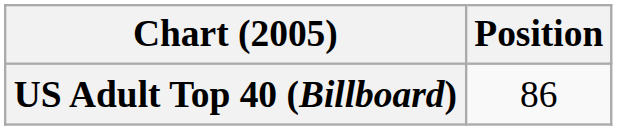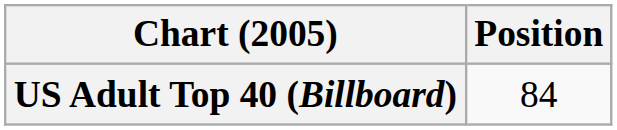(539, 93) 86 -> (539, 93) 84
